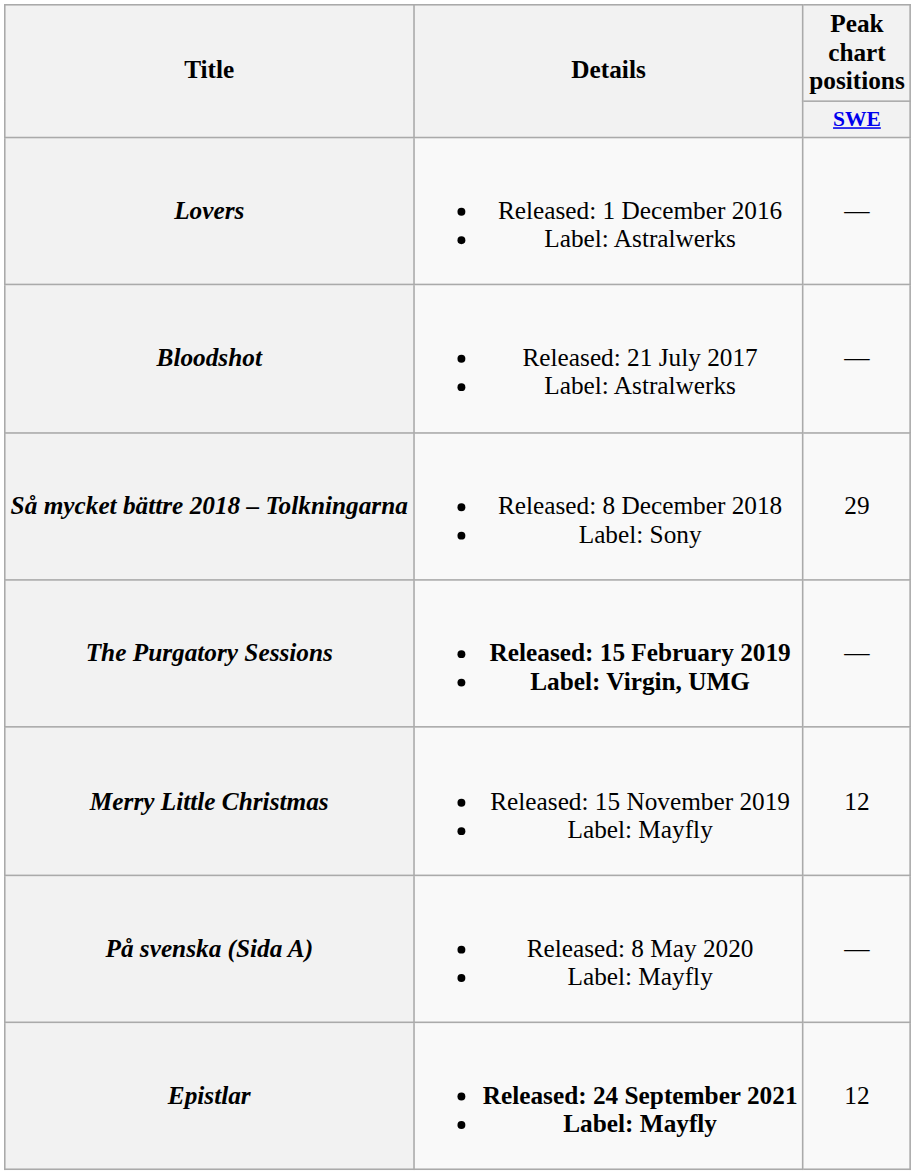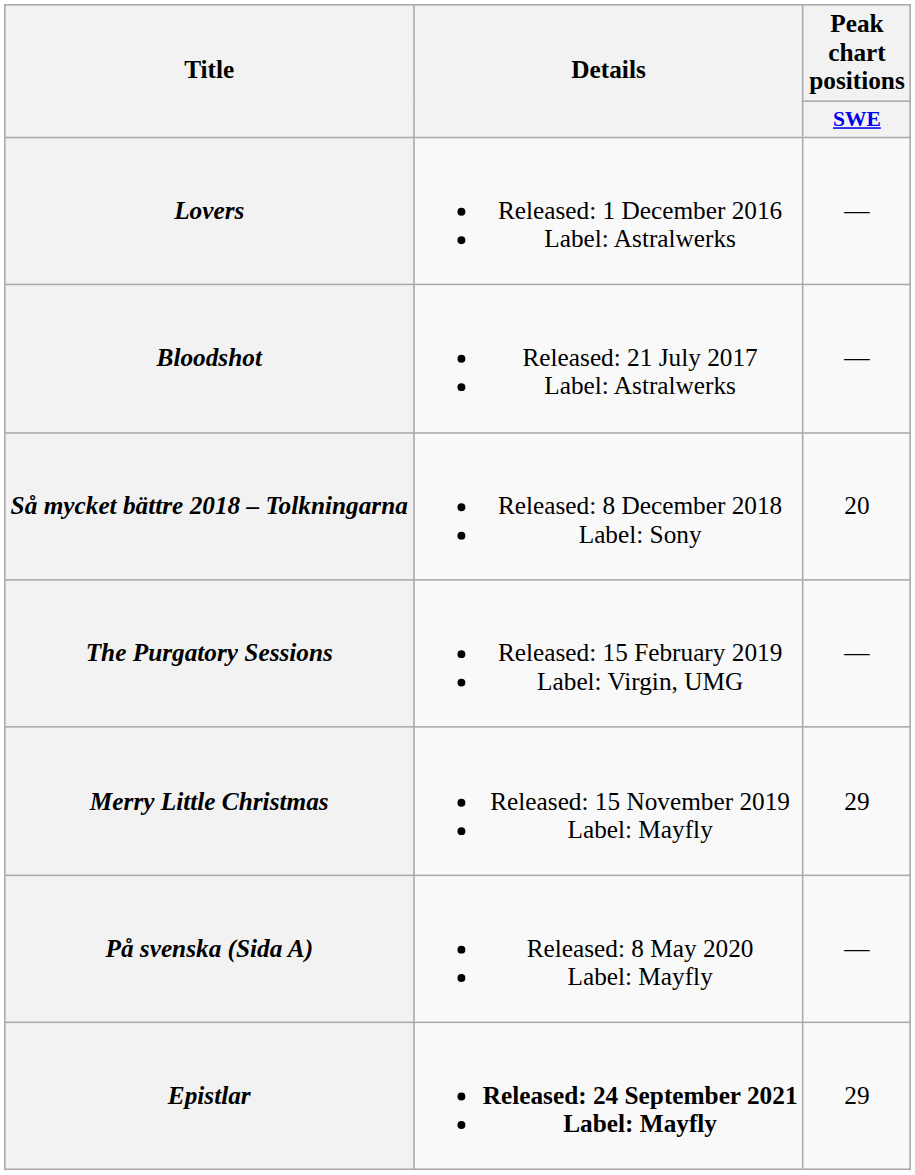(857, 505) 29 -> (857, 505) 20
(609, 668) bold -> (609, 668) normal
(857, 800) 12 -> (857, 800) 29
(857, 1095) 12 -> (857, 1095) 29
